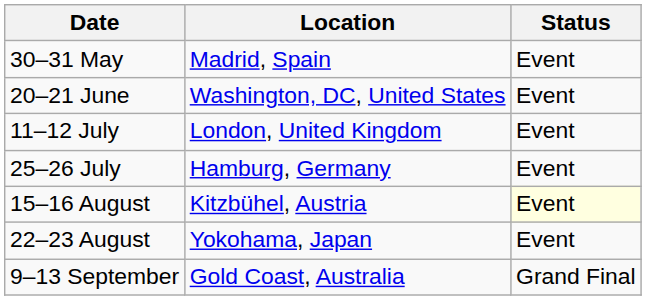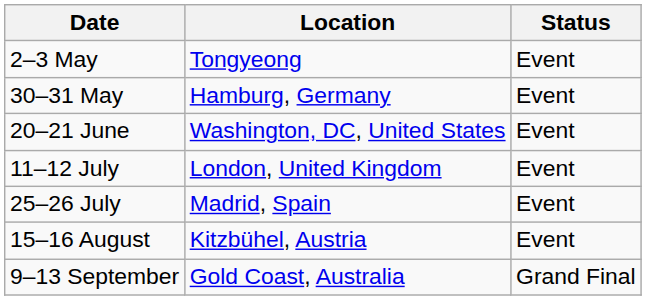+ row: (54, 58)
(260, 58) Madrid, Spain -> (290, 95) Hamburg, Germany
(290, 167) Hamburg, Germany -> (260, 204) Madrid, Spain
(545, 204) lightyellow background -> (545, 240) no background
- row: (80, 240)
